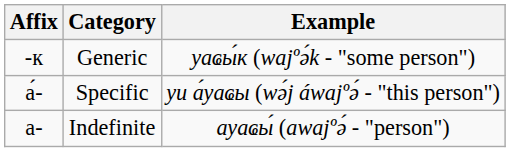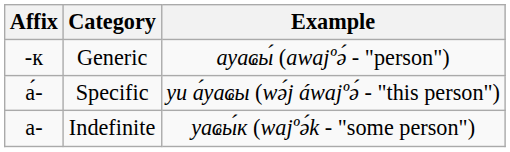(333, 57) уаҩы́к (wajºә́k - "some person") -> (333, 57) ауаҩы́ (awajºә́ - "person")
(333, 127) ауаҩы́ (awajºә́ - "person") -> (333, 127) уаҩы́к (wajºә́k - "some person")
